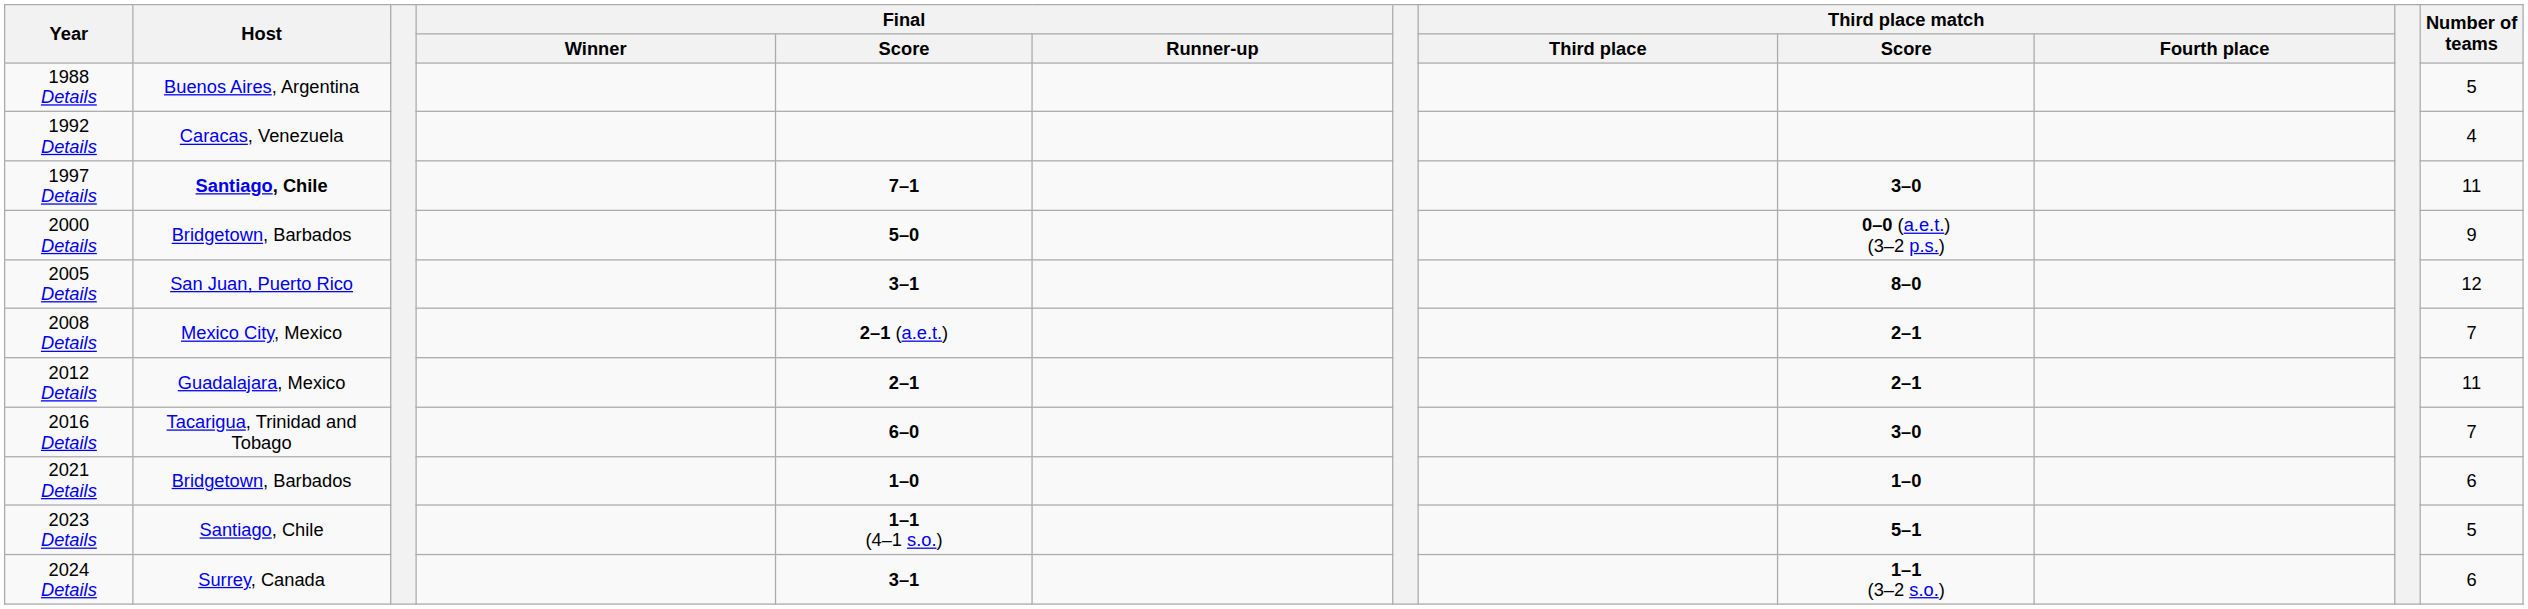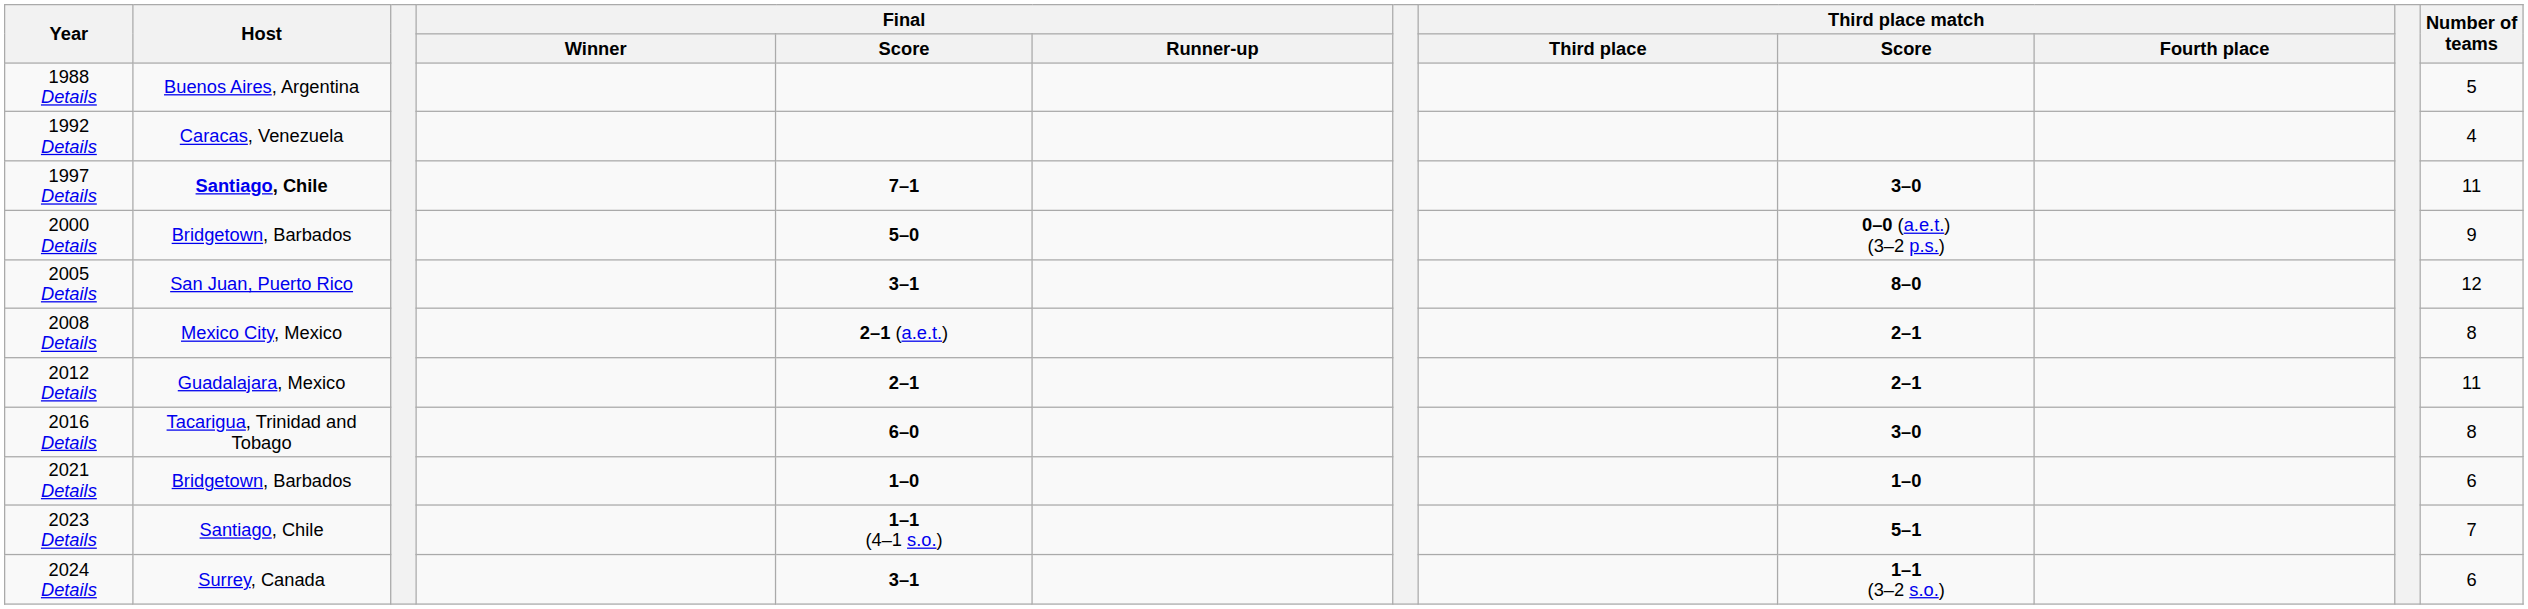(2472, 333) 7 -> (2472, 333) 8
(2472, 432) 7 -> (2472, 432) 8
(2472, 530) 5 -> (2472, 530) 7
